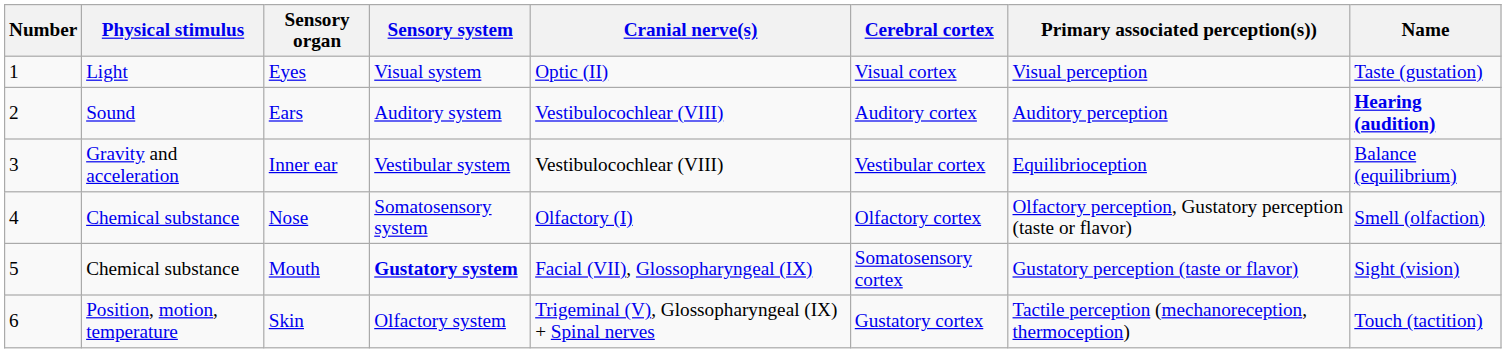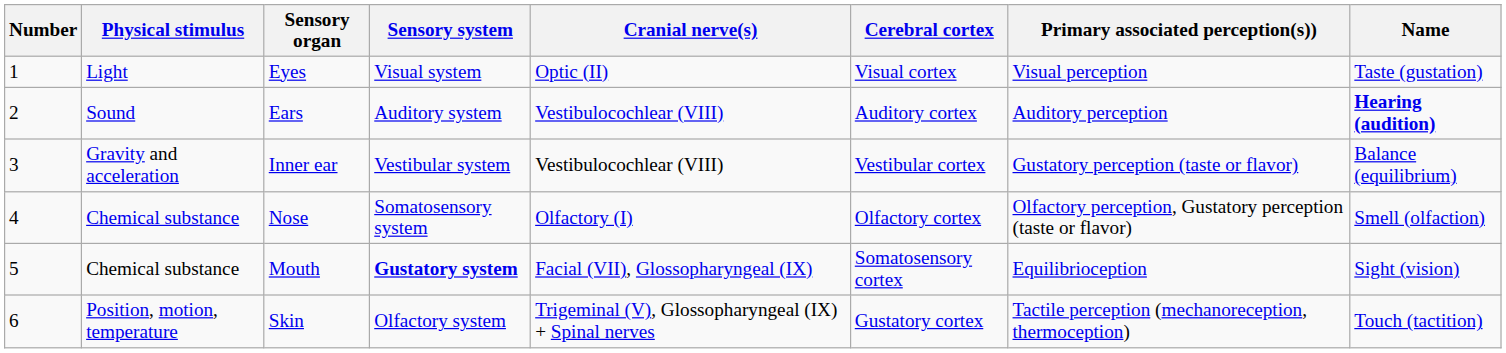(1080, 165) Equilibrioception -> (1155, 165) Gustatory perception (taste or flavor)
(1155, 269) Gustatory perception (taste or flavor) -> (1080, 269) Equilibrioception
